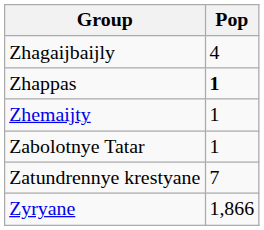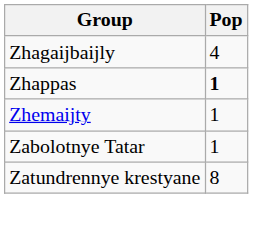(214, 177) 7 -> (214, 177) 8
- row: (42, 209)
